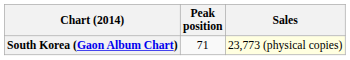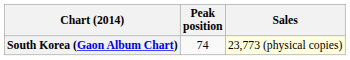(203, 45) 71 -> (203, 45) 74
